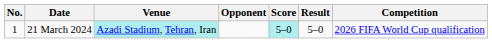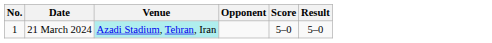- column: (410, 12)
(284, 29) paleturquoise background -> (284, 29) no background
